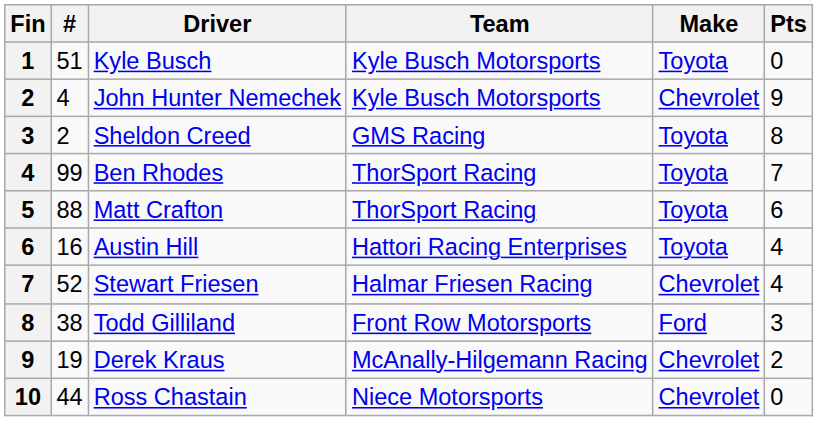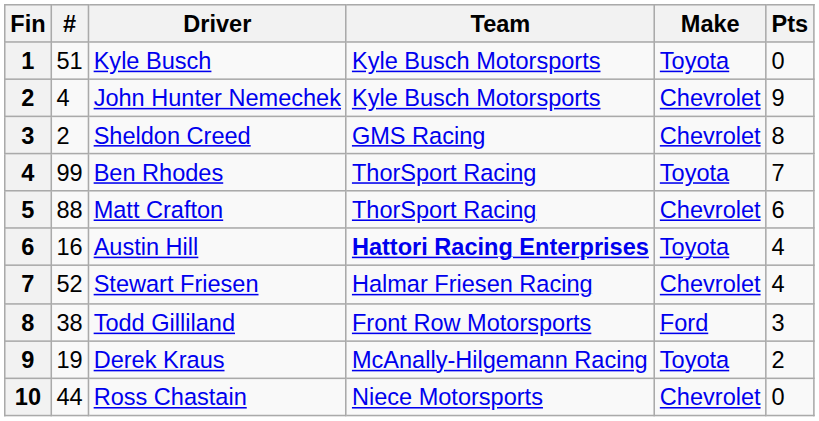(693, 136) Toyota -> (710, 136) Chevrolet
(693, 210) Toyota -> (710, 210) Chevrolet
(489, 247) normal -> (500, 247) bold
(709, 359) Chevrolet -> (695, 359) Toyota
